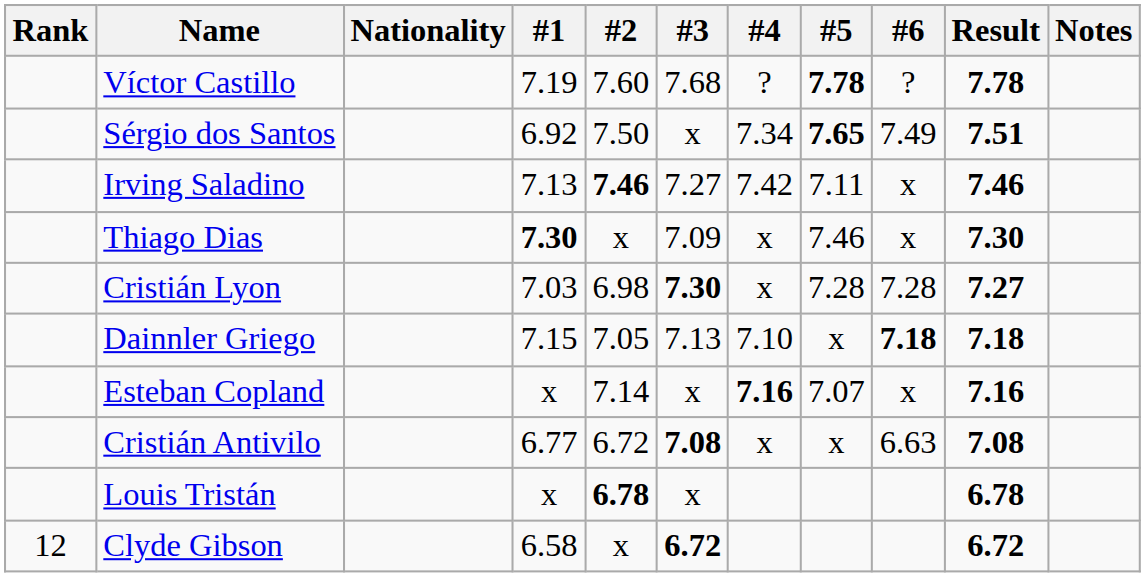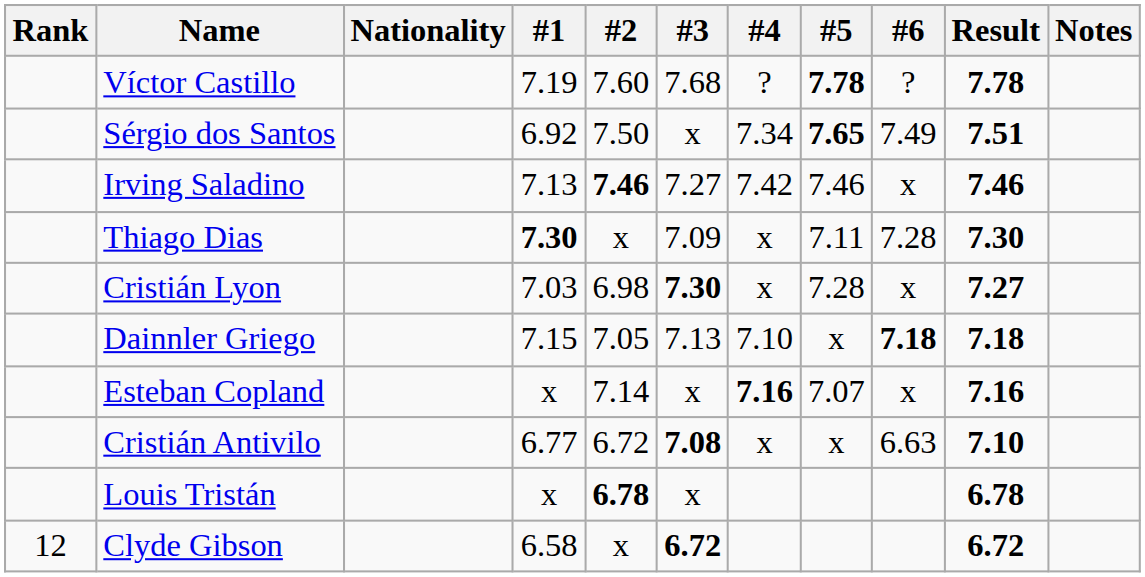(836, 184) 7.11 -> (836, 184) 7.46
(836, 236) 7.46 -> (836, 236) 7.11
(908, 236) x -> (908, 236) 7.28
(908, 287) 7.28 -> (908, 287) x
(996, 442) 7.08 -> (996, 442) 7.10
